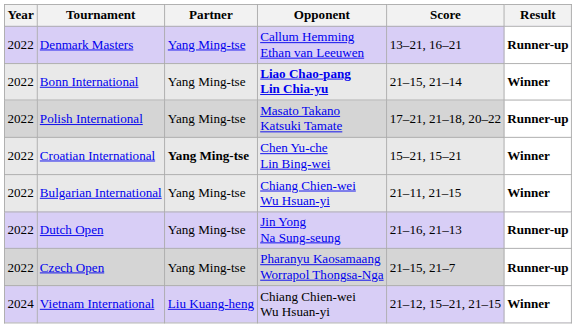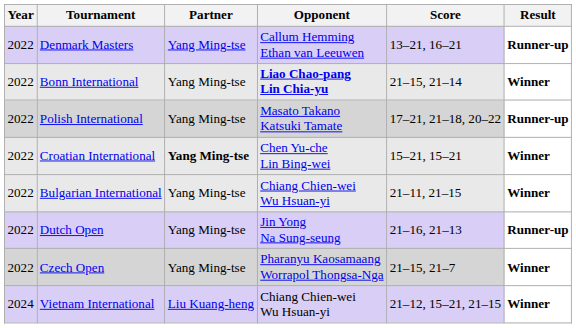(538, 267) Runner-up -> (529, 267) Winner
